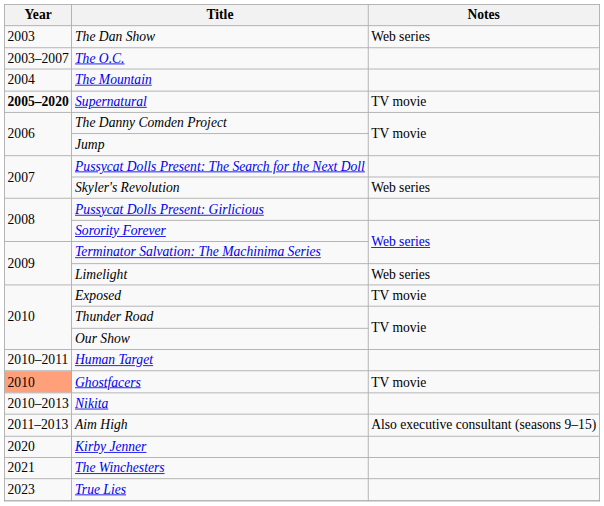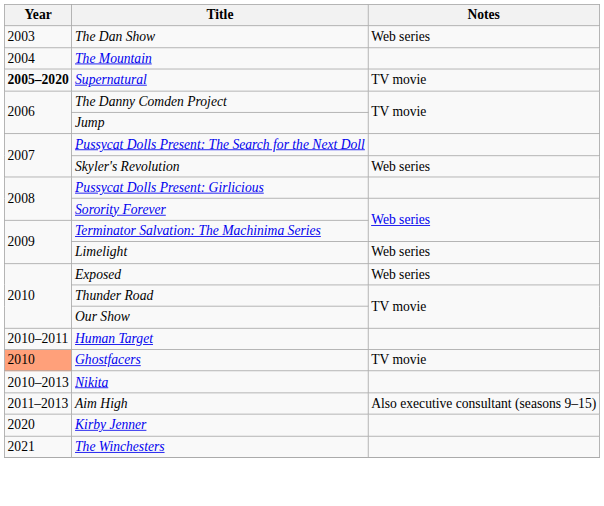- row: (100, 58)
(399, 295) TV movie -> (401, 274) Web series
- row: (101, 489)
